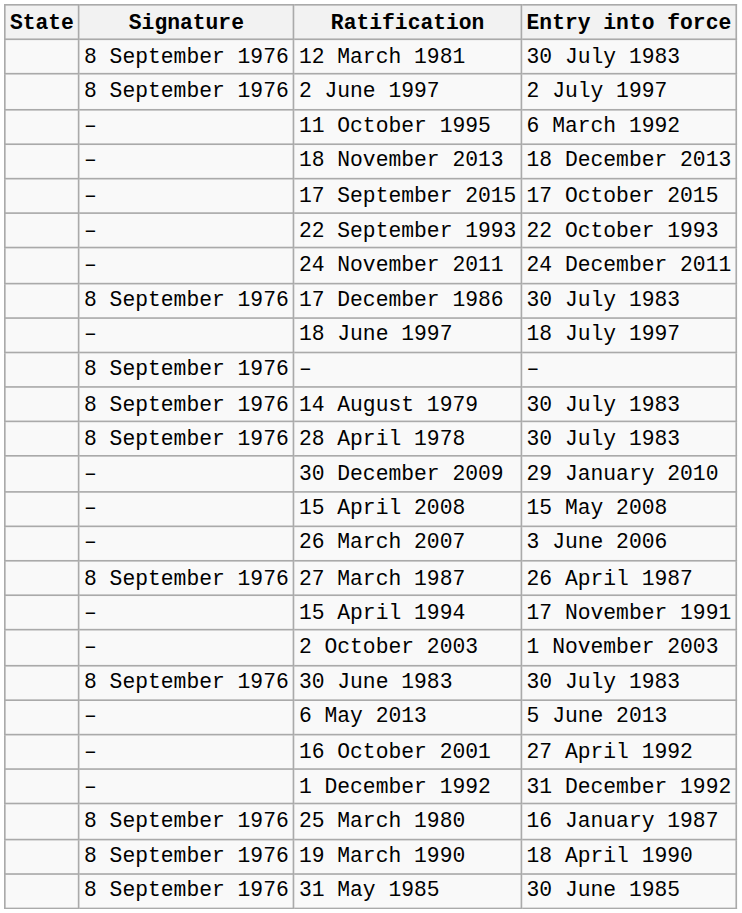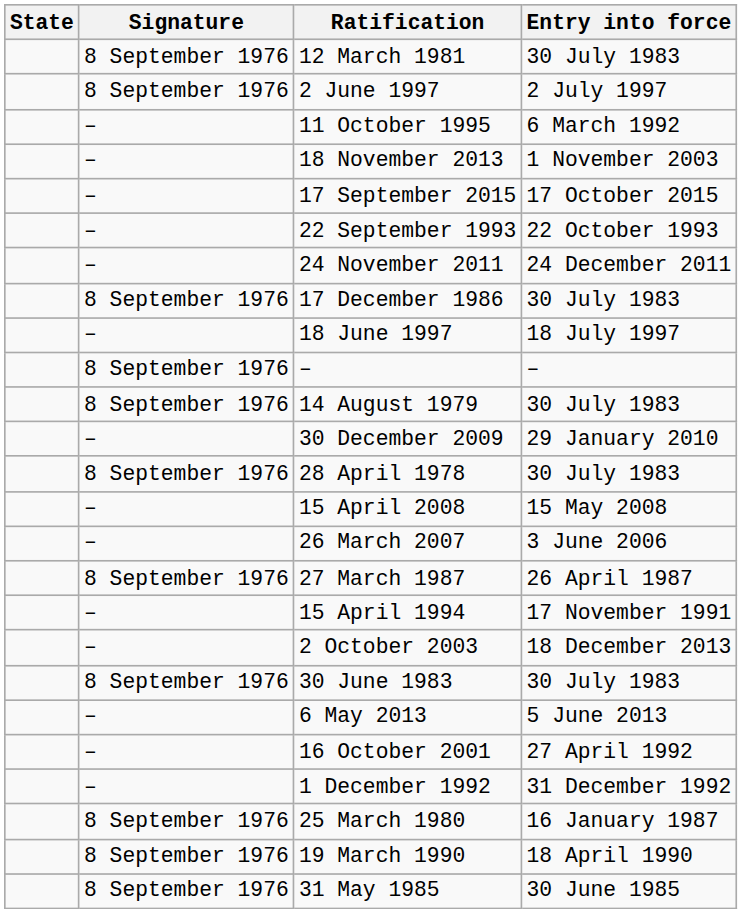(629, 161) 18 December 2013 -> (623, 161) 1 November 2003
rows swapped: (401, 474) <-> (382, 439)
(623, 648) 1 November 2003 -> (629, 648) 18 December 2013
